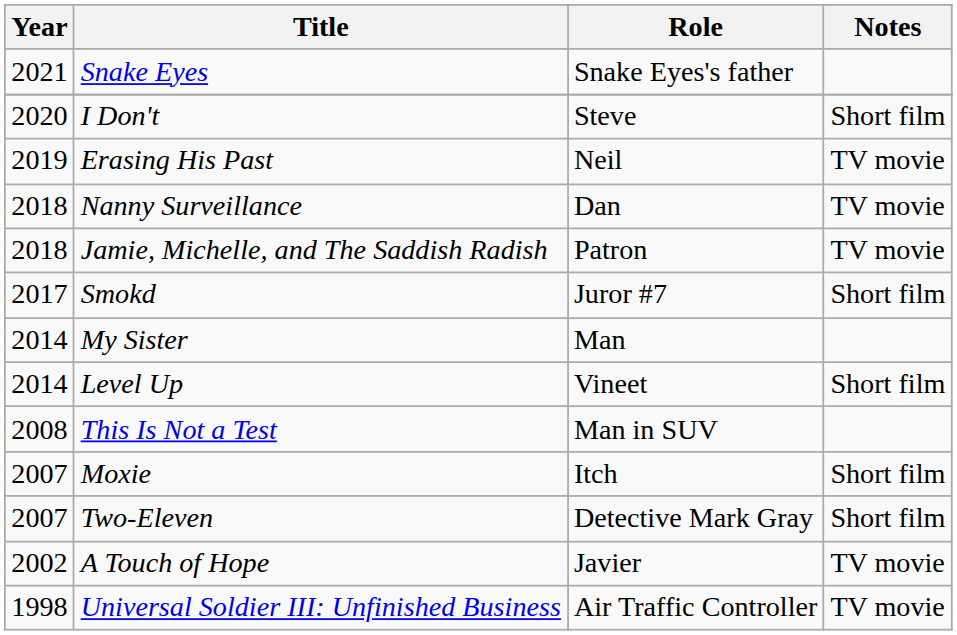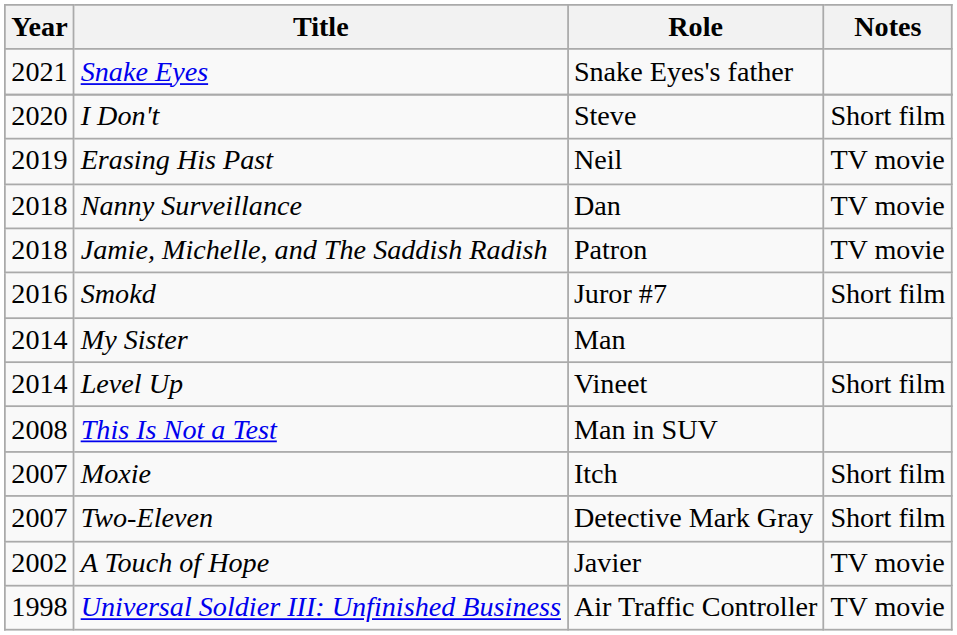(40, 294) 2017 -> (40, 294) 2016
